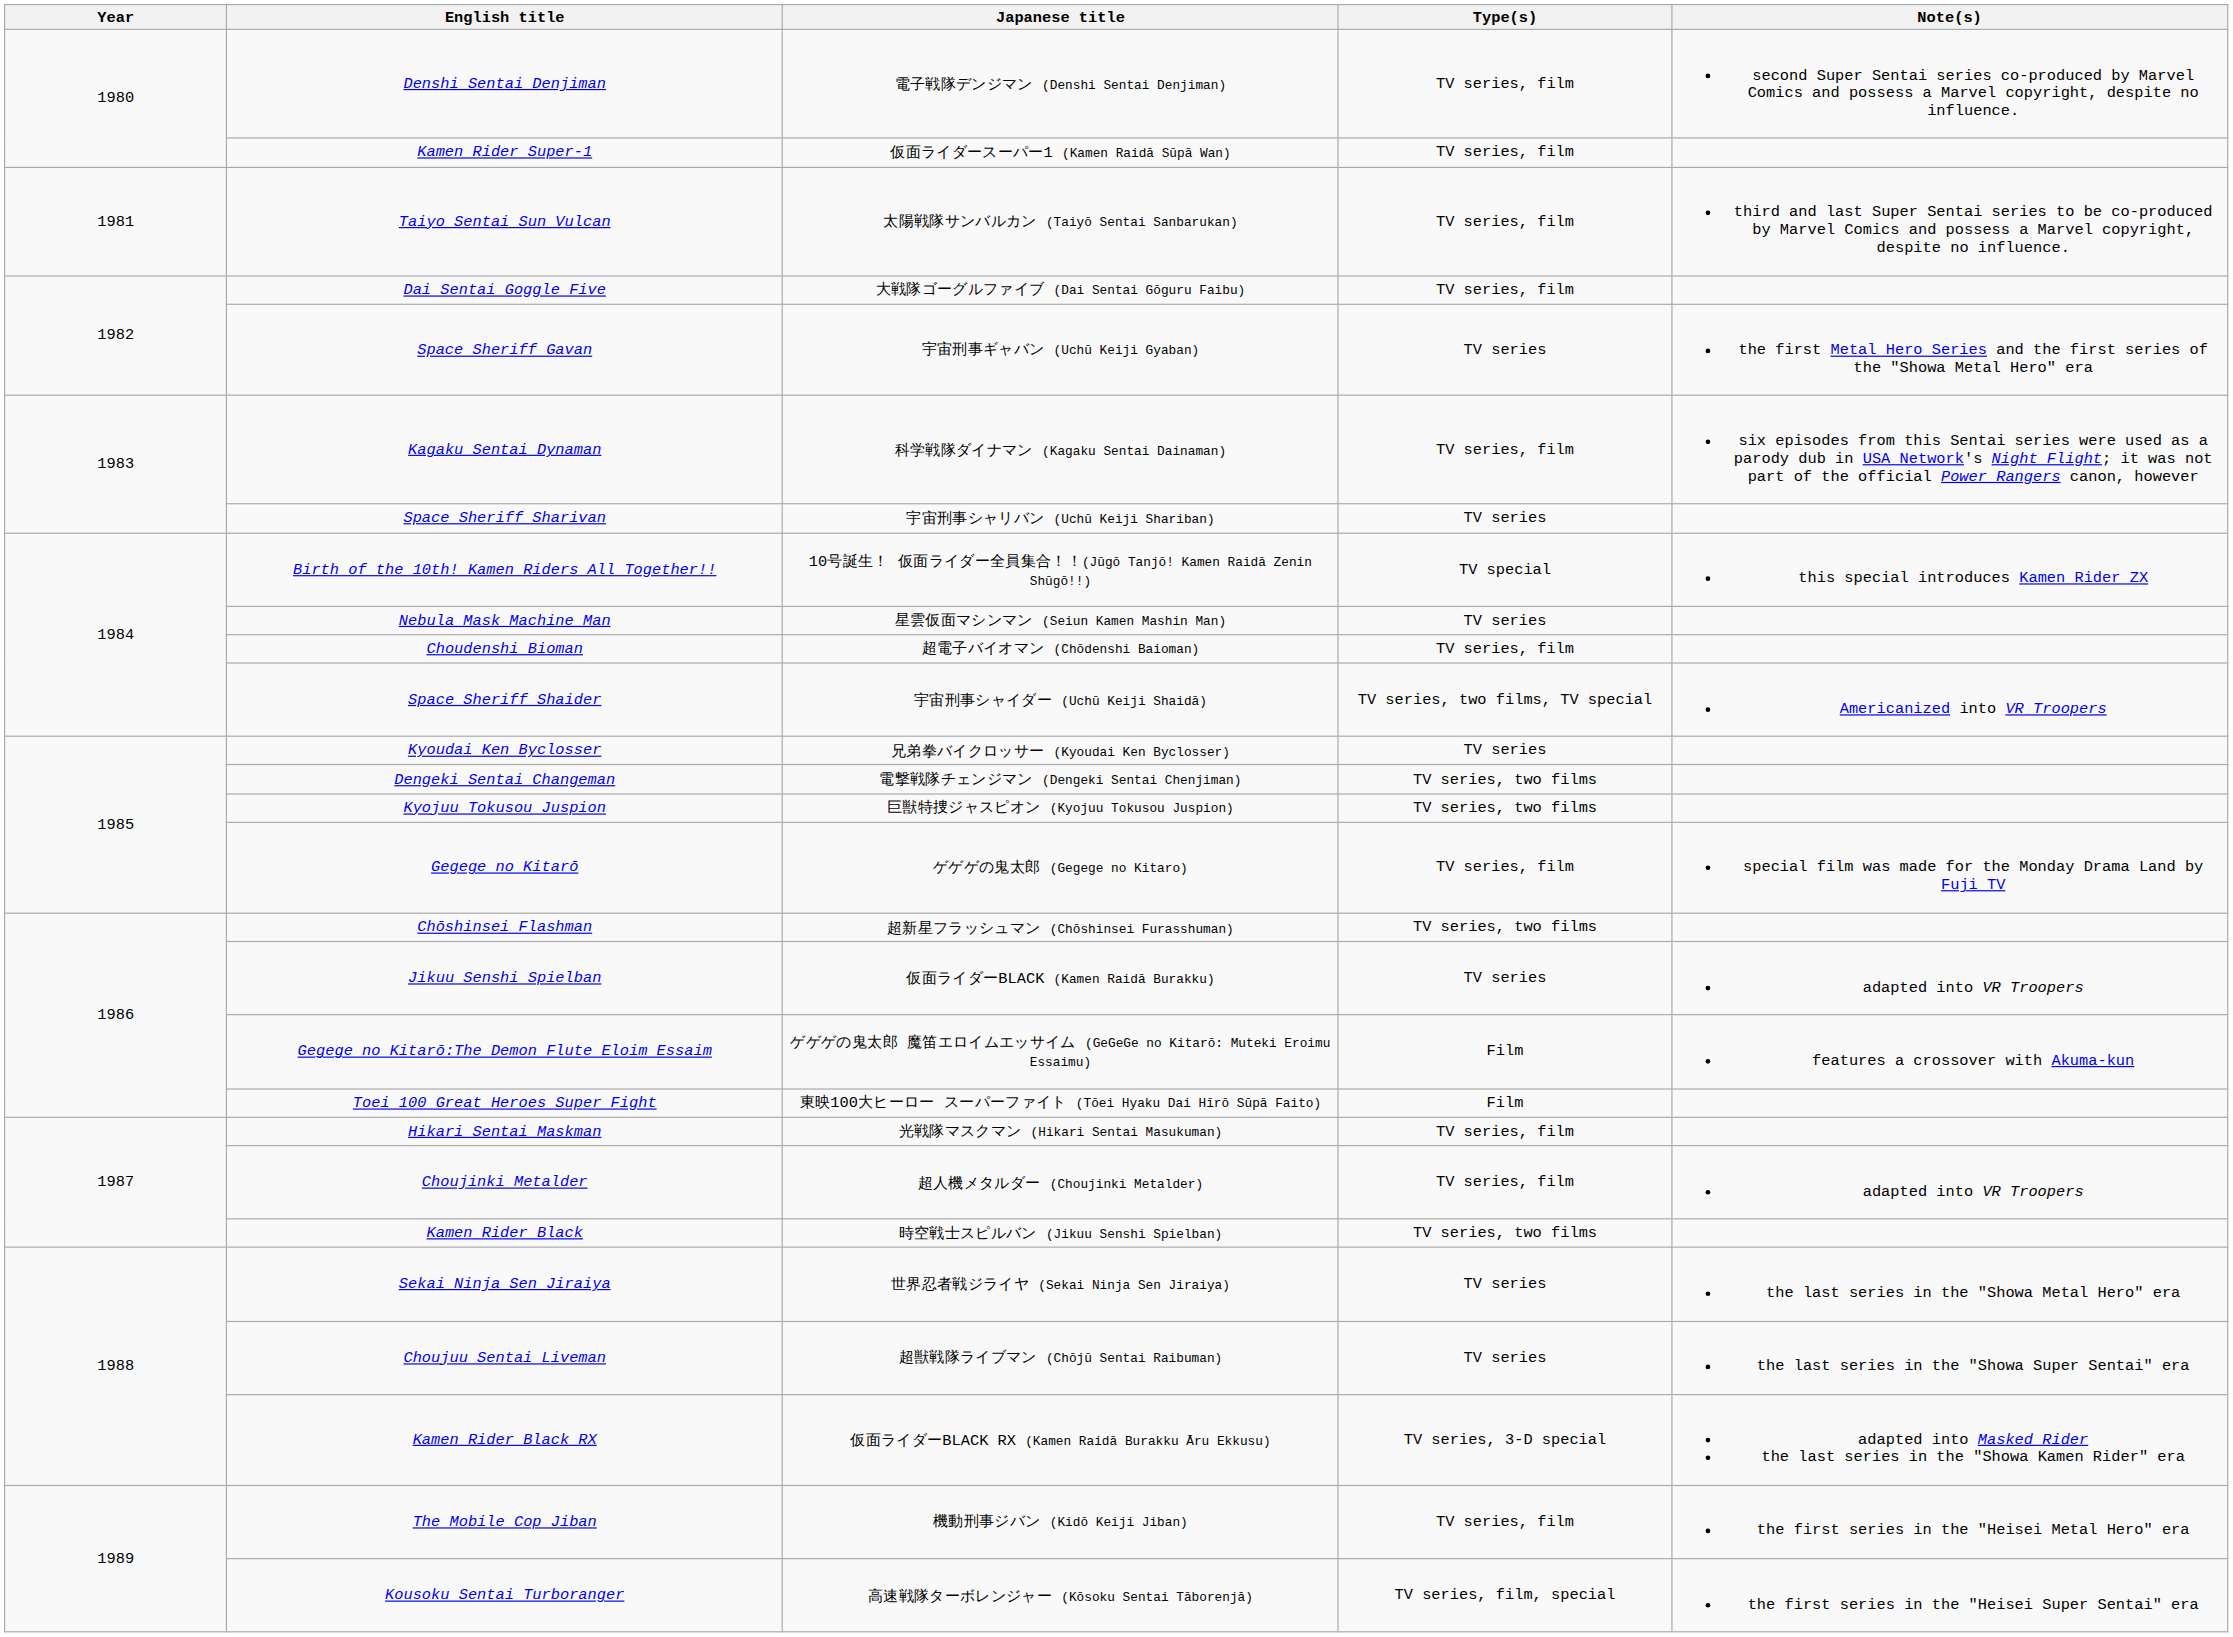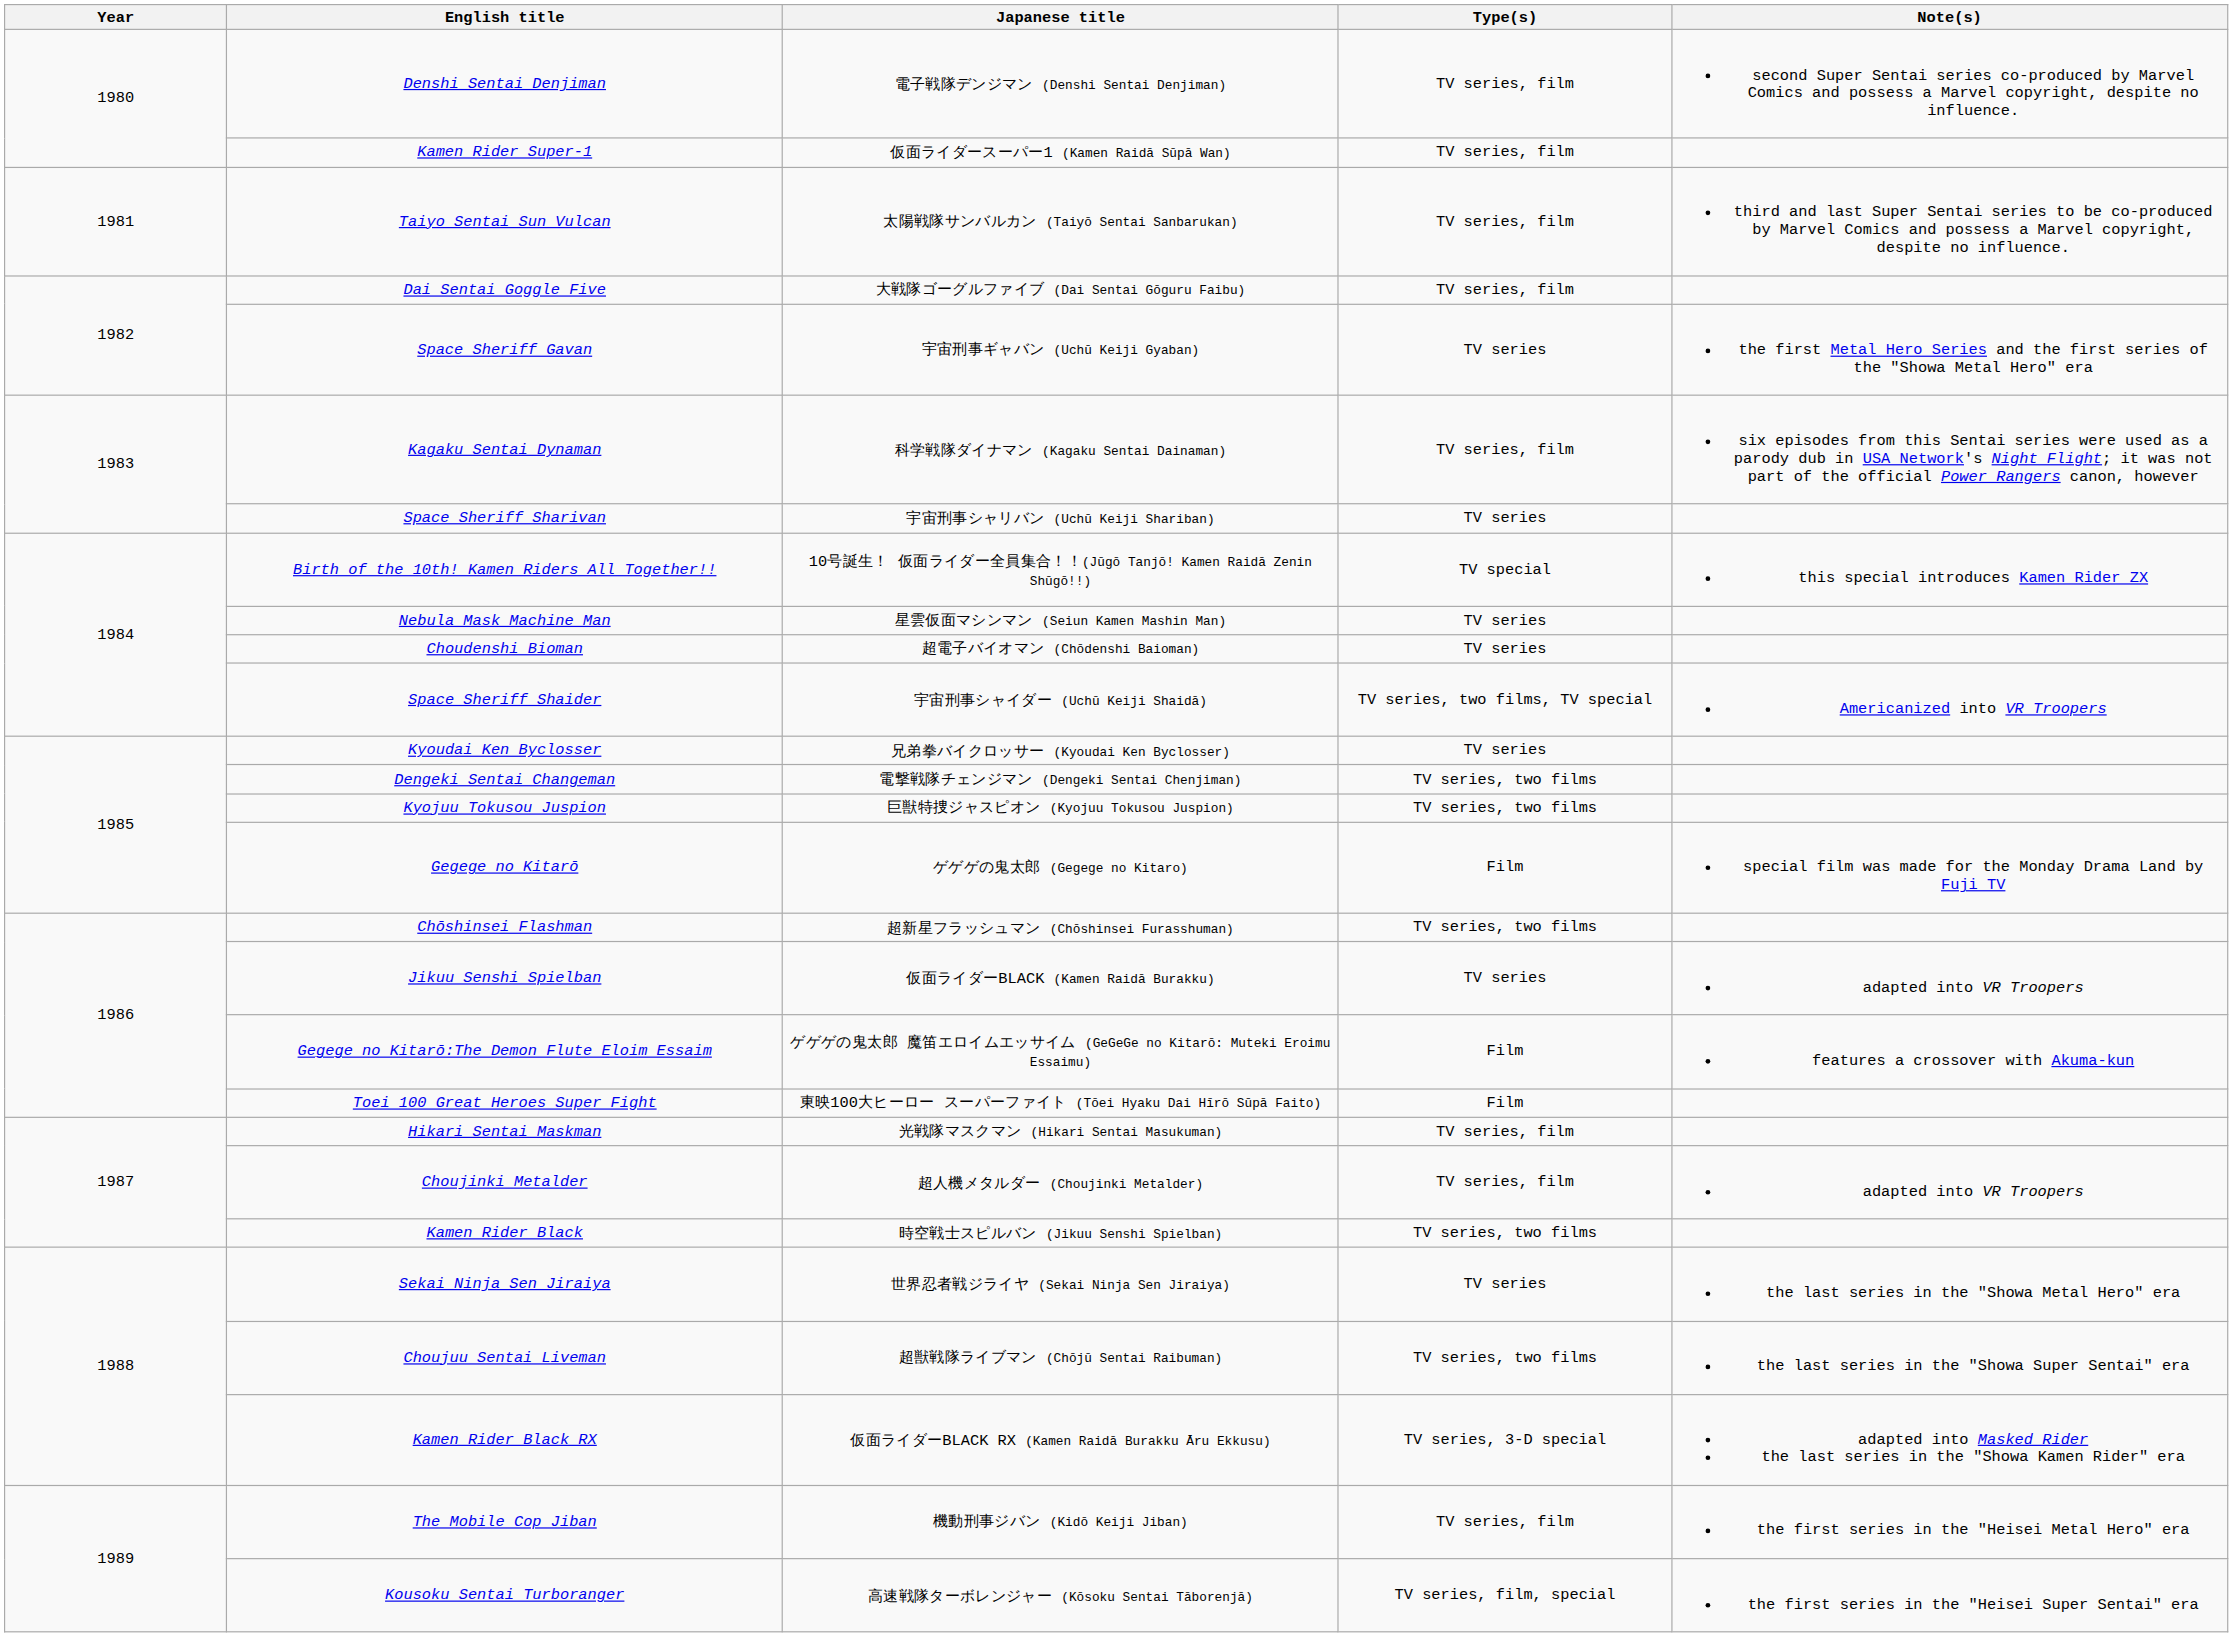(1505, 649) TV series, film -> (1505, 649) TV series
(1505, 868) TV series, film -> (1505, 868) Film
(1505, 1358) TV series -> (1505, 1358) TV series, two films
